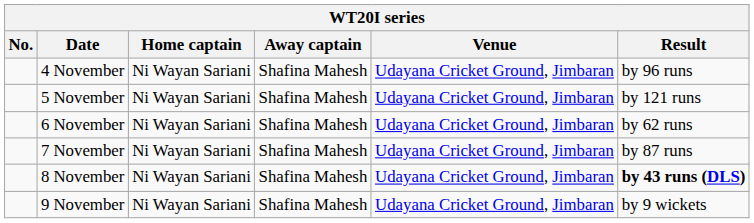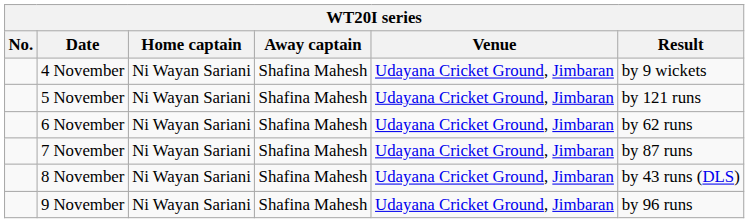(657, 71) by 96 runs -> (664, 71) by 9 wickets
(684, 177) bold -> (681, 177) normal
(664, 204) by 9 wickets -> (657, 204) by 96 runs
